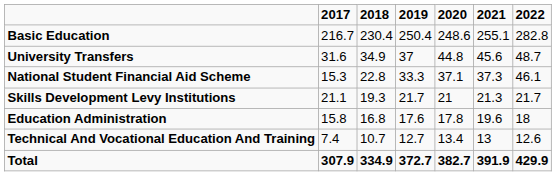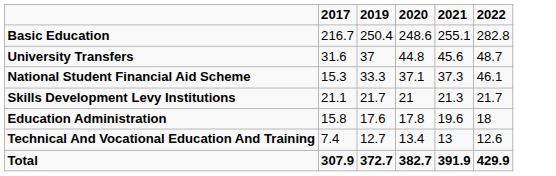- column: (375, 14)
